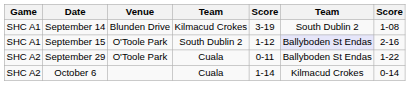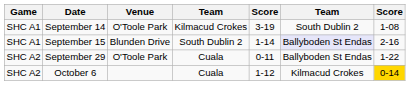(140, 27) Blunden Drive -> (140, 27) O'Toole Park
(140, 42) O'Toole Park -> (140, 42) Blunden Drive
(265, 42) 1-12 -> (265, 42) 1-14
(265, 73) 1-14 -> (265, 73) 1-12
(390, 73) no background -> (390, 73) gold background
